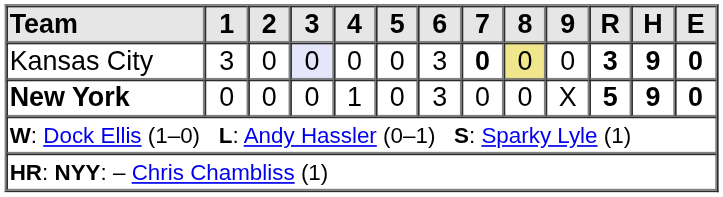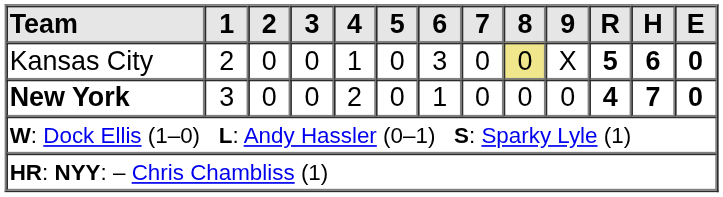(227, 60) 3 -> (227, 60) 2
(312, 60) lavender background -> (312, 60) no background
(355, 60) 0 -> (355, 60) 1
(482, 60) bold -> (482, 60) normal
(568, 60) 0 -> (568, 60) X
(610, 60) 3 -> (610, 60) 5
(653, 60) 9 -> (653, 60) 6
(227, 97) 0 -> (227, 97) 3
(355, 97) 1 -> (355, 97) 2
(440, 97) 3 -> (440, 97) 1
(568, 97) X -> (568, 97) 0
(610, 97) 5 -> (610, 97) 4
(653, 97) 9 -> (653, 97) 7
